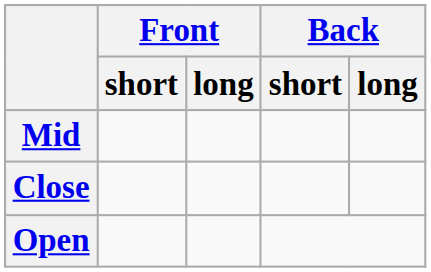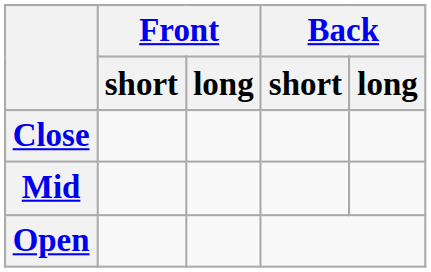rows swapped: (51, 187) <-> (51, 135)
